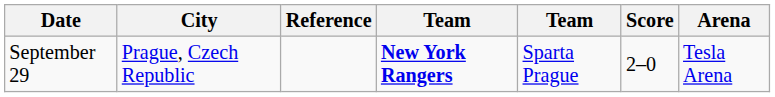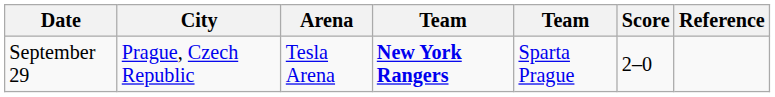columns swapped: (724, 20) <-> (329, 20)
